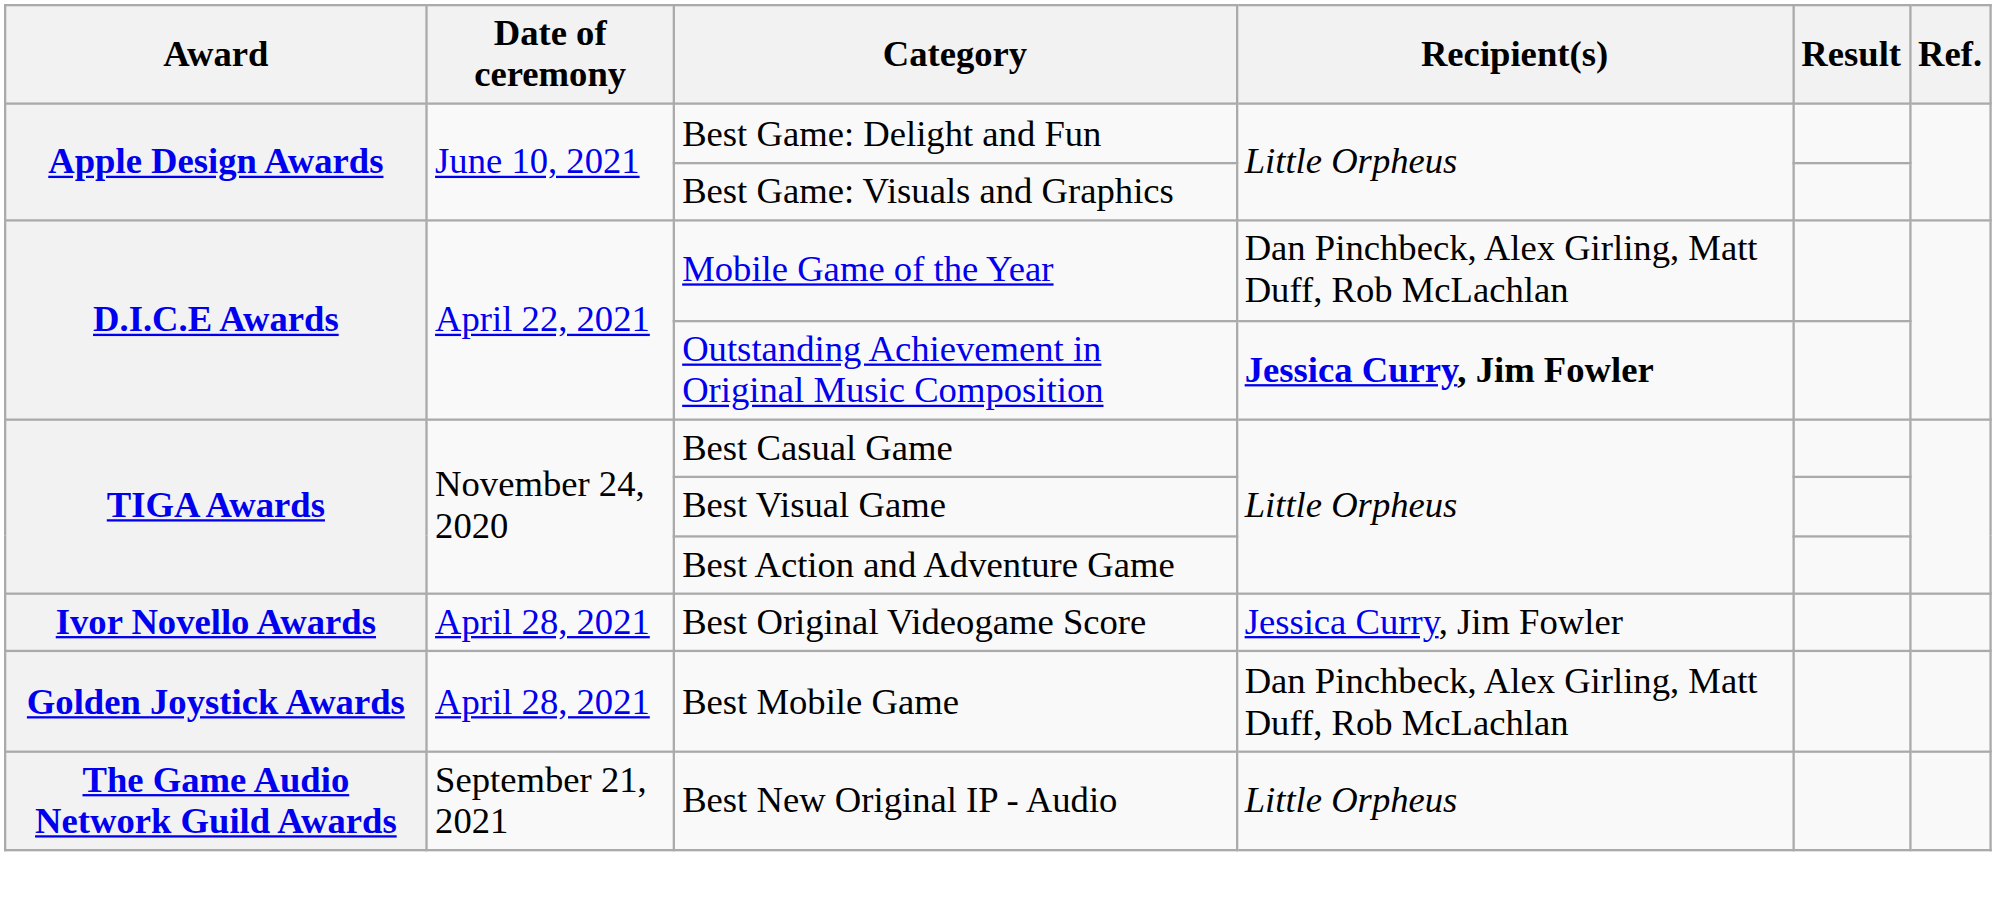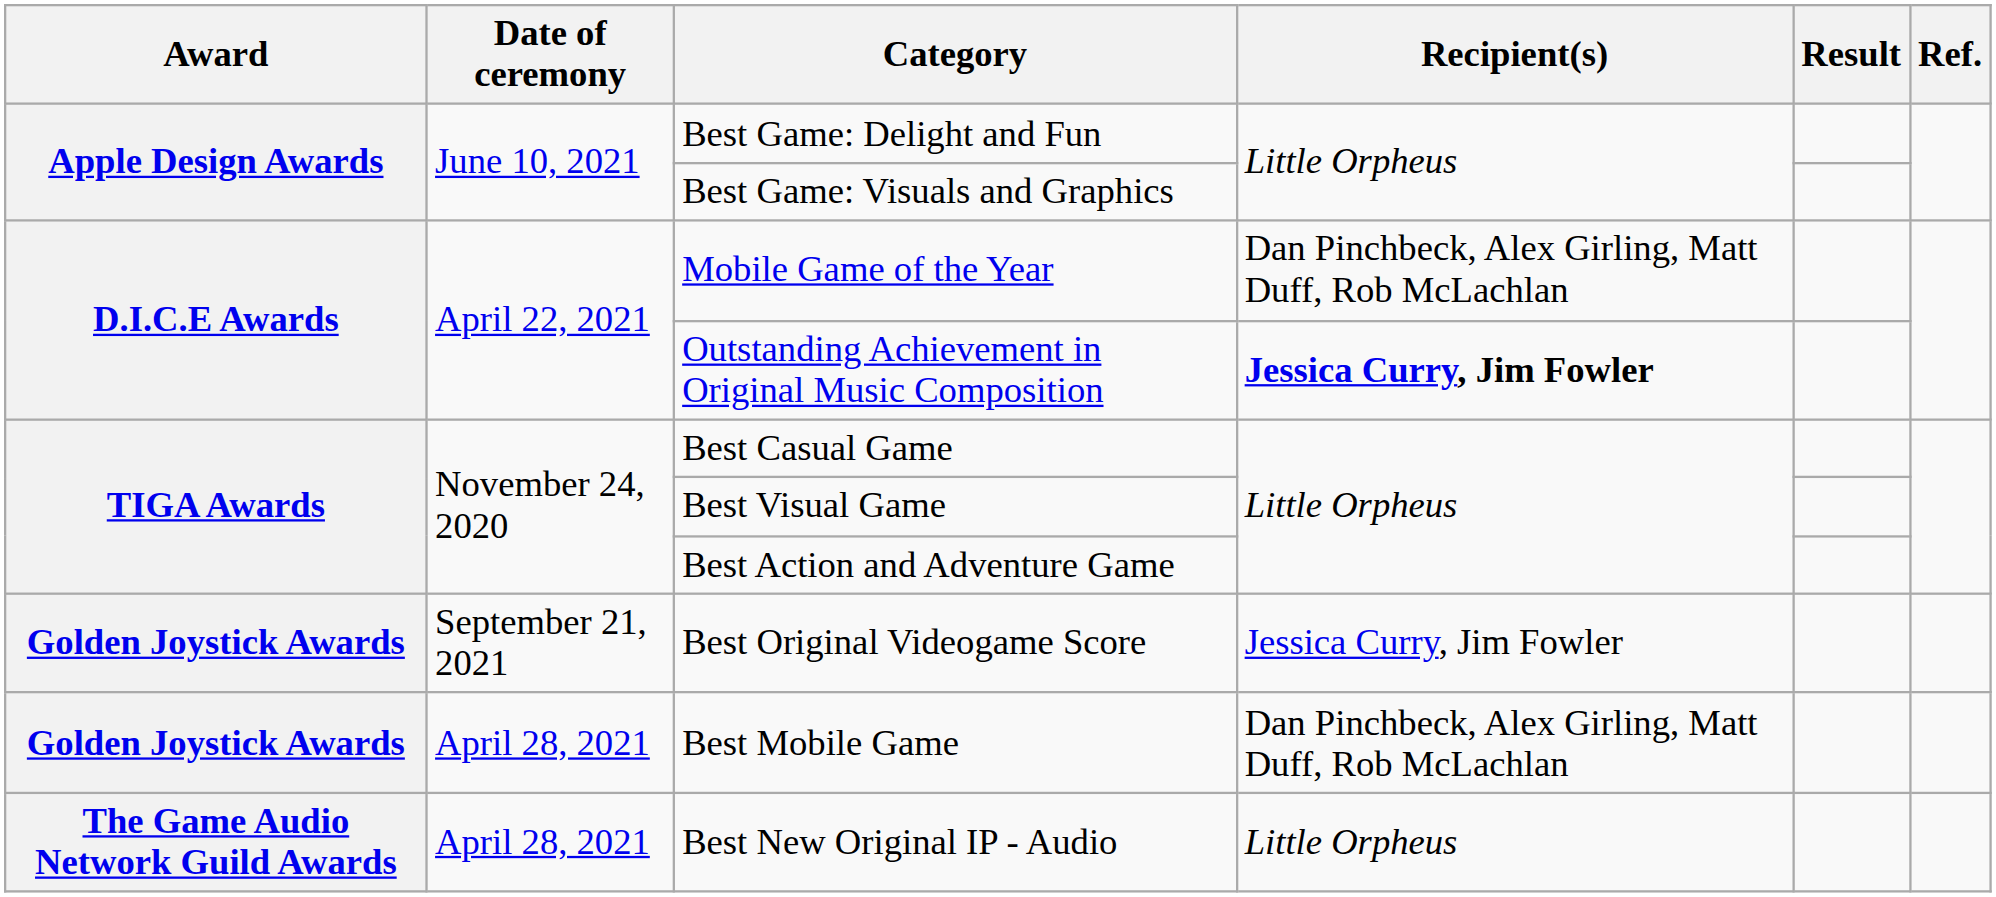(216, 622) Ivor Novello Awards -> (216, 642) Golden Joystick Awards
(542, 622) April 28, 2021 -> (541, 642) September 21, 2021
(541, 800) September 21, 2021 -> (542, 841) April 28, 2021
